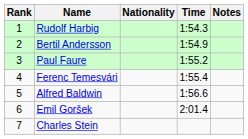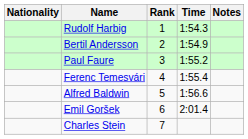columns swapped: (19, 12) <-> (149, 12)
